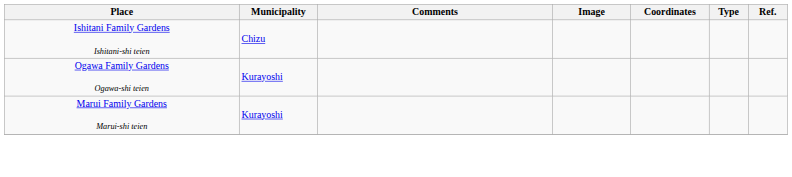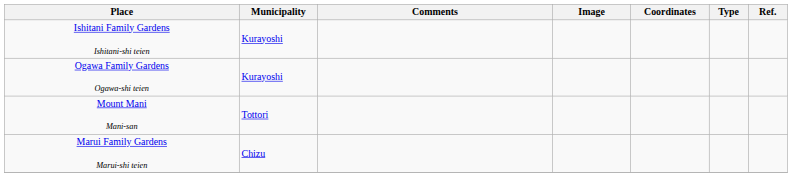(253, 39) Chizu -> (262, 39) Kurayoshi
+ row: (122, 115)
(262, 115) Kurayoshi -> (253, 153) Chizu
